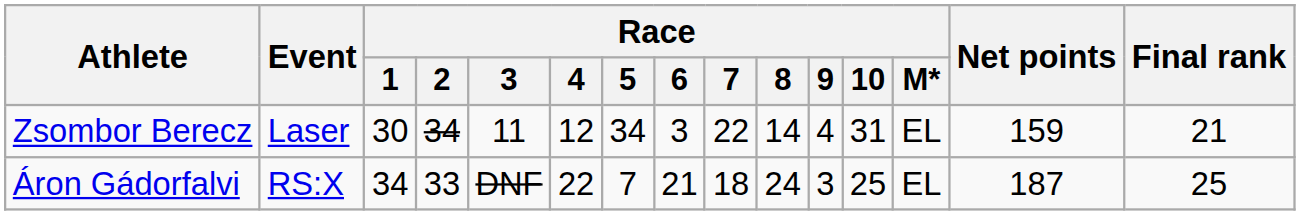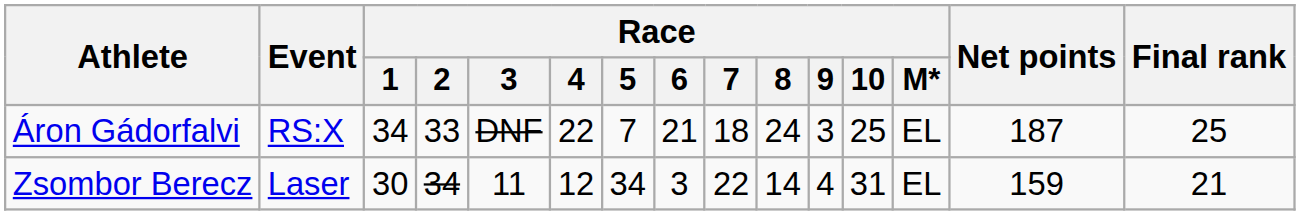rows swapped: (126, 183) <-> (133, 132)
